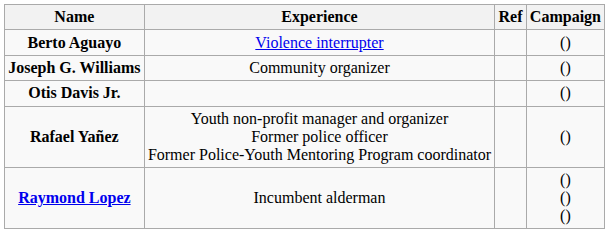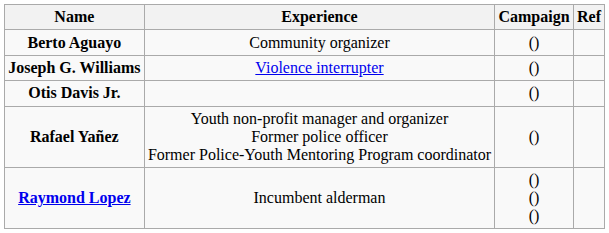columns swapped: (565, 17) <-> (510, 17)
(320, 42) Violence interrupter -> (319, 42) Community organizer
(319, 67) Community organizer -> (320, 67) Violence interrupter
